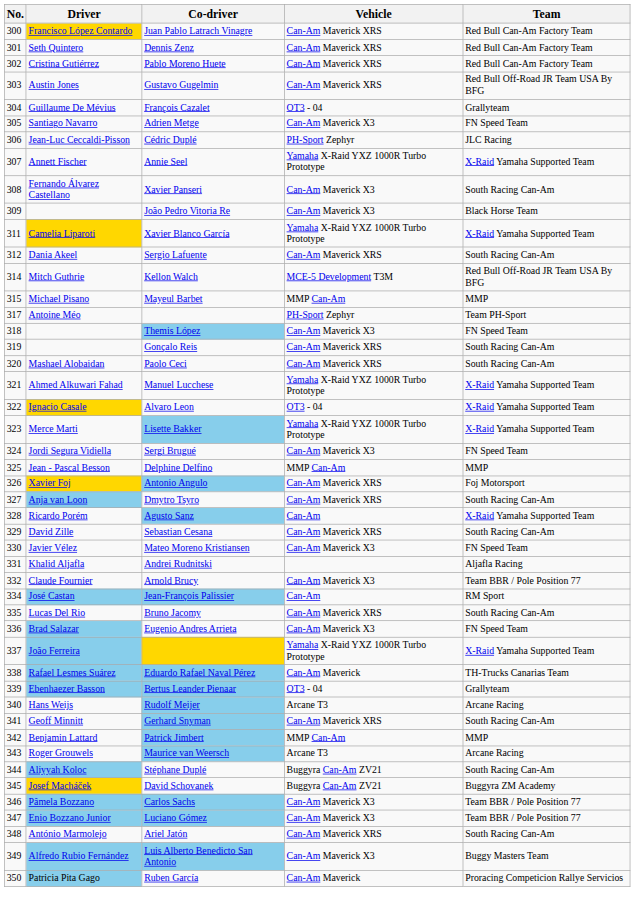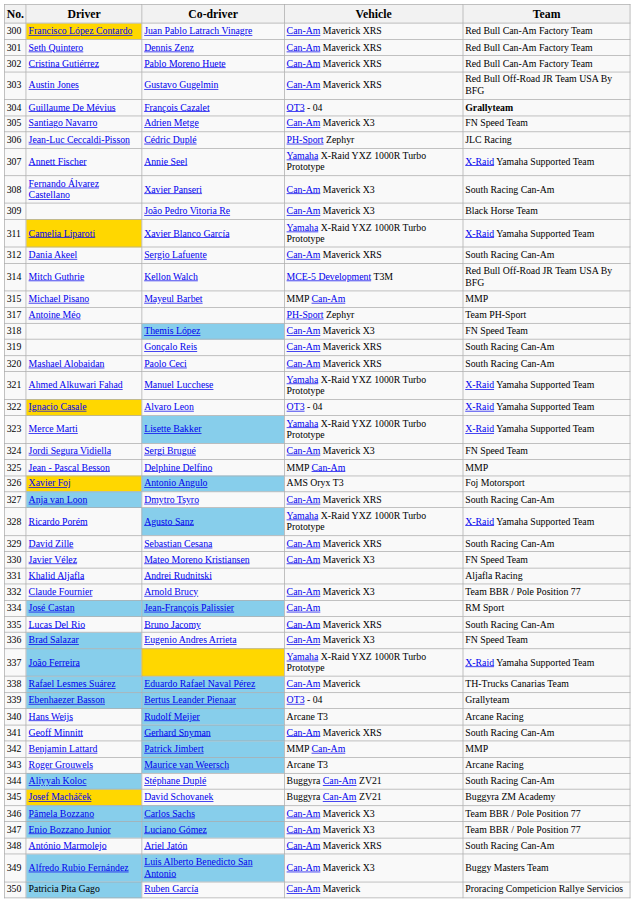(487, 107) normal -> (489, 107) bold
(334, 483) Can-Am Maverick XRS -> (315, 483) AMS Oryx T3
(303, 515) Can-Am -> (356, 521) Yamaha X-Raid YXZ 1000R Turbo Prototype
